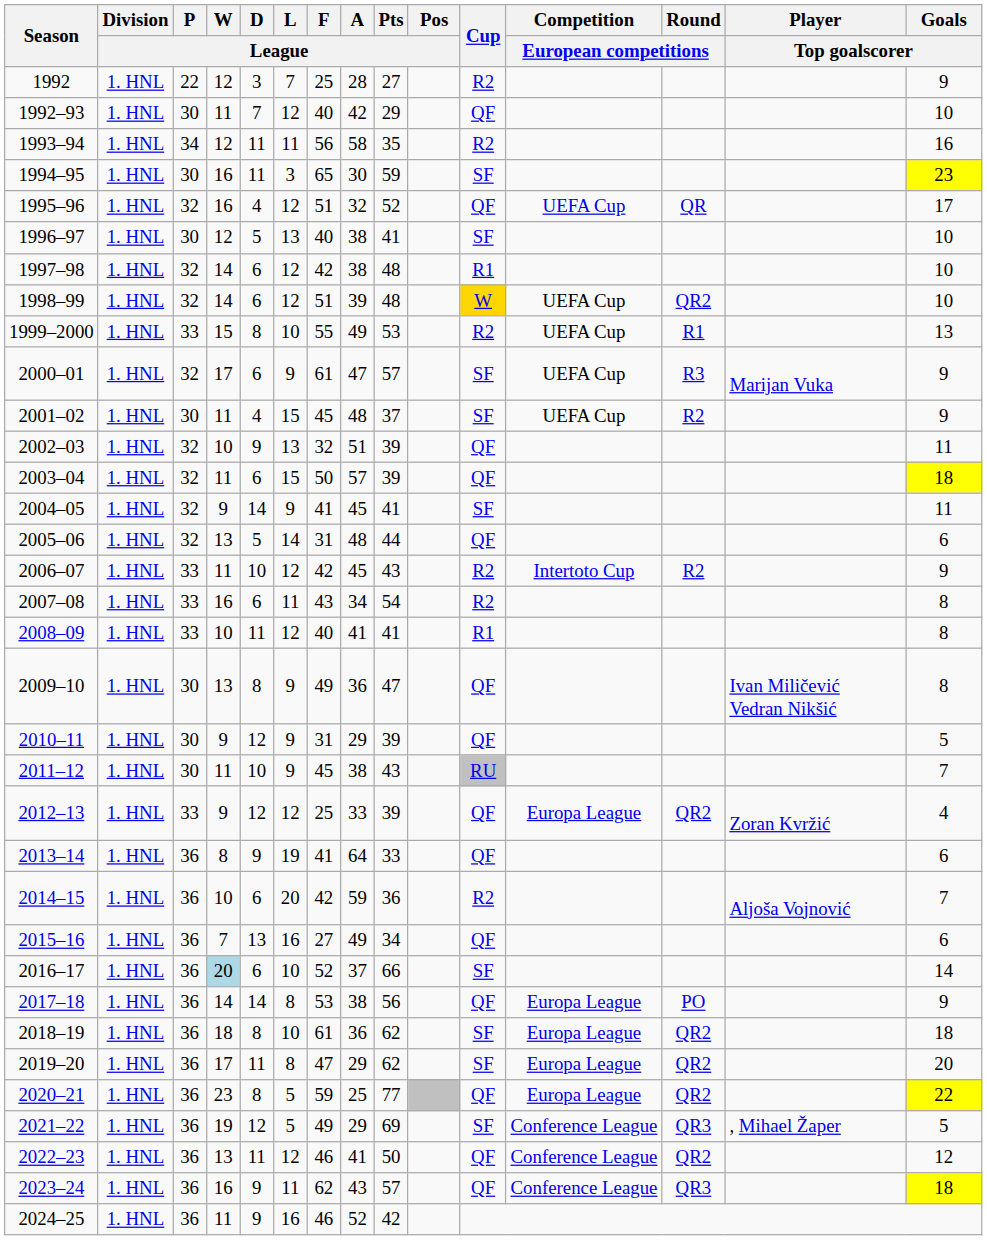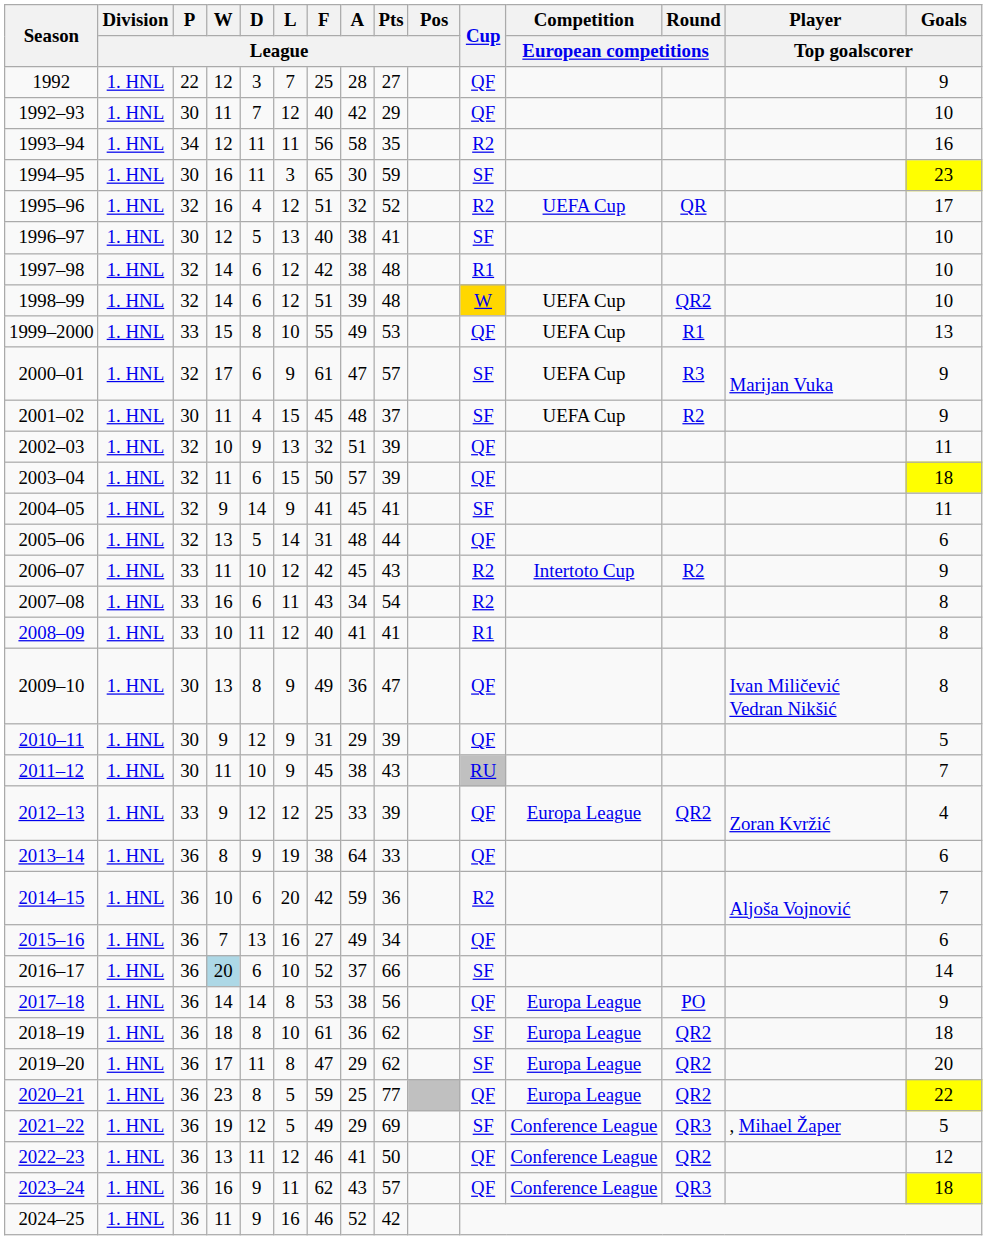(483, 82) R2 -> (483, 82) QF
(483, 206) QF -> (483, 206) R2
(483, 331) R2 -> (483, 331) QF
(324, 855) 41 -> (324, 855) 38
